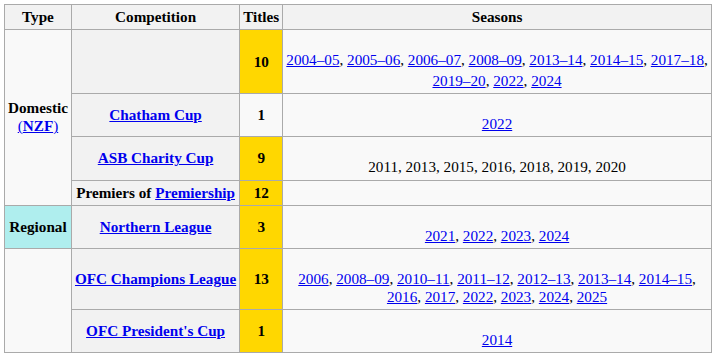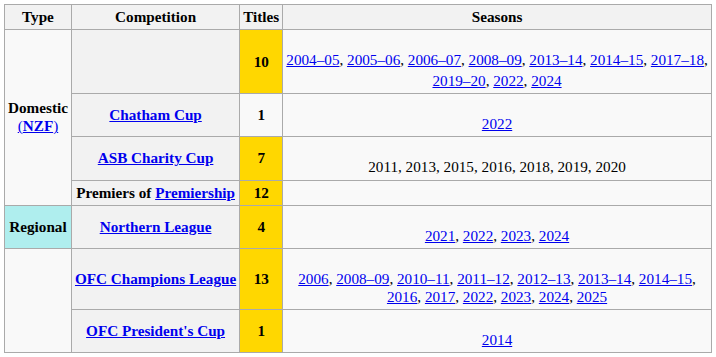(261, 158) 9 -> (261, 158) 7
(261, 226) 3 -> (261, 226) 4
